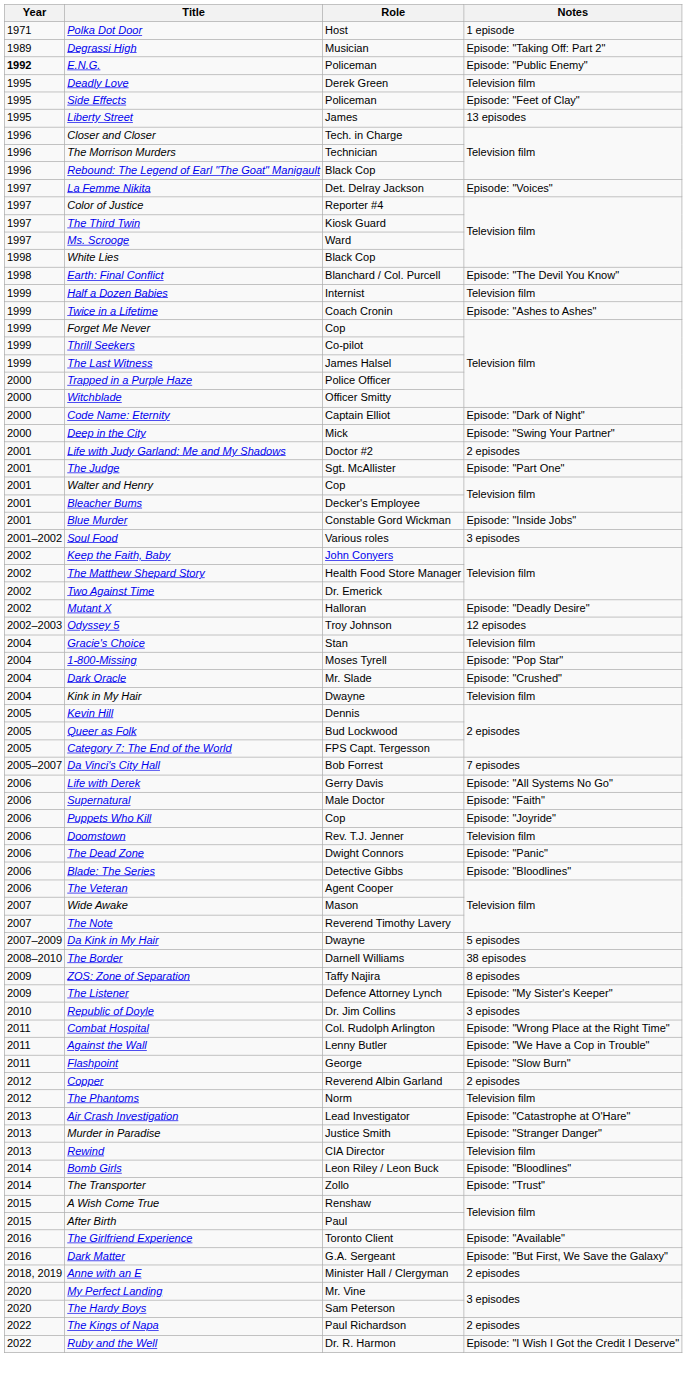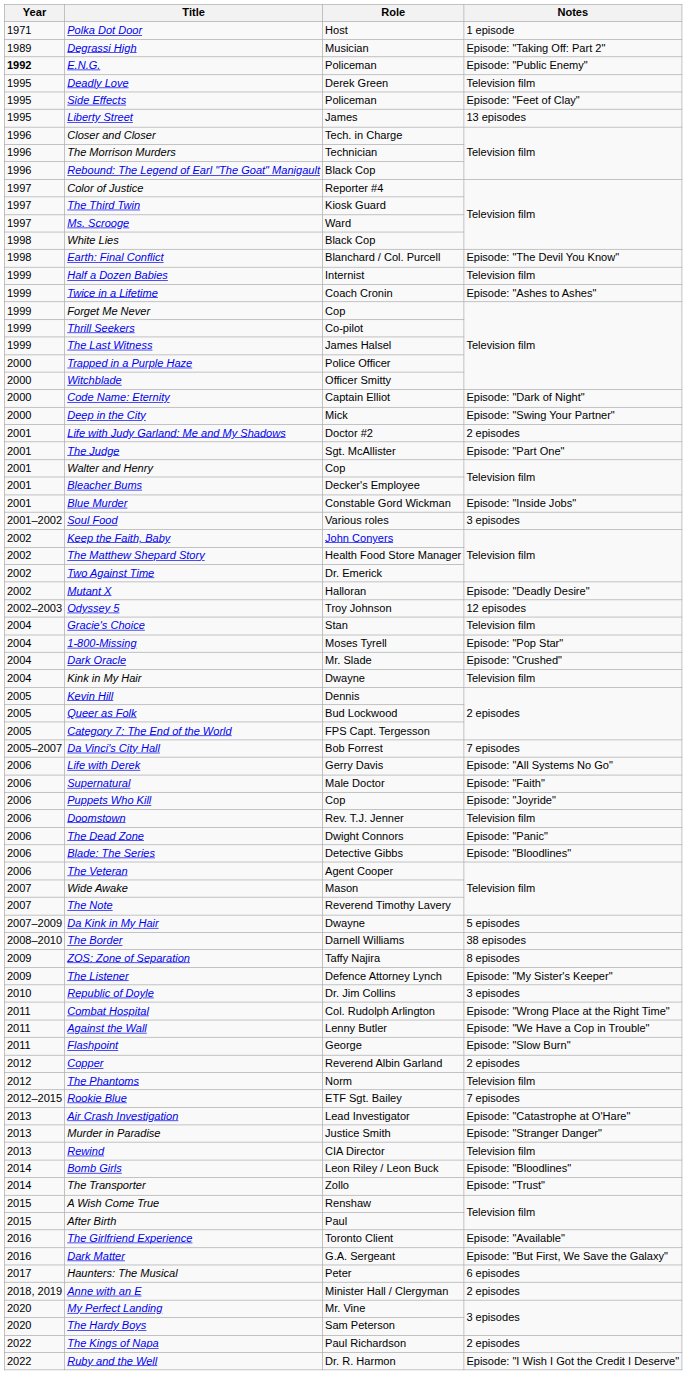- row: (109, 188)
+ row: (97, 1098)
+ row: (122, 1273)
